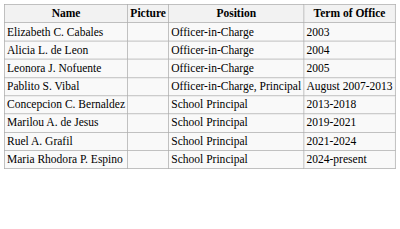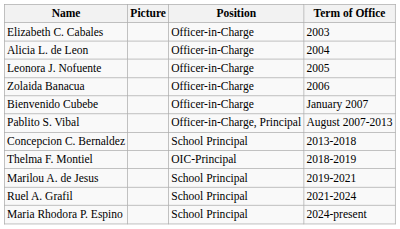+ row: (46, 86)
+ row: (53, 104)
+ row: (50, 159)
